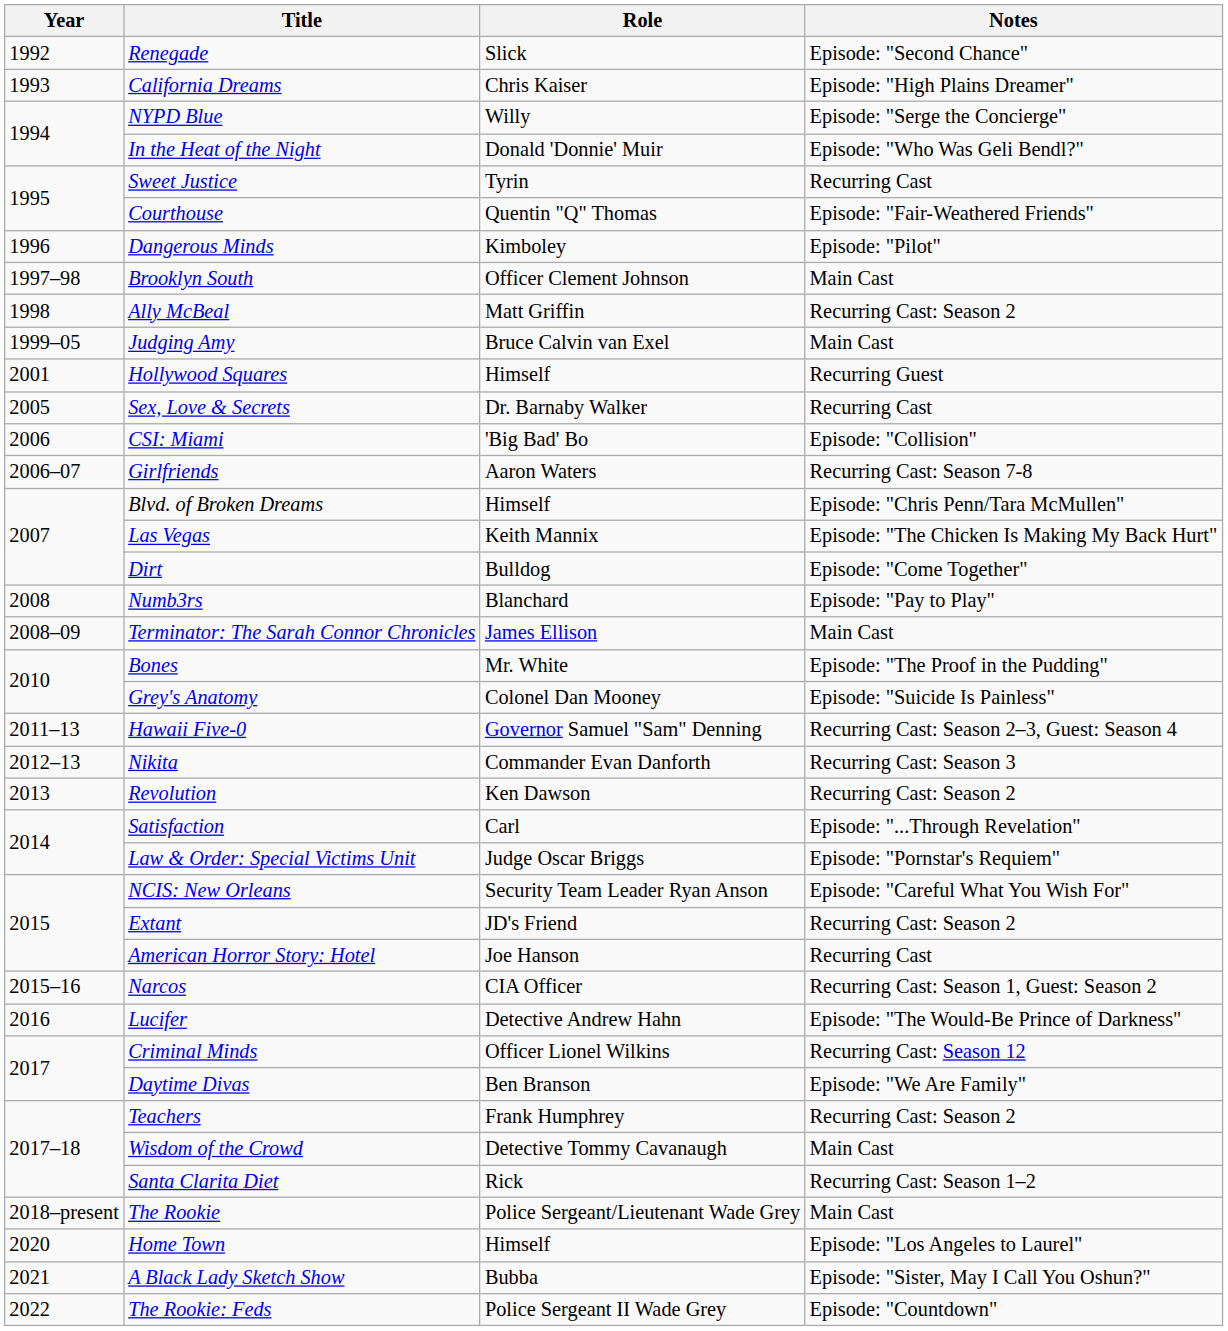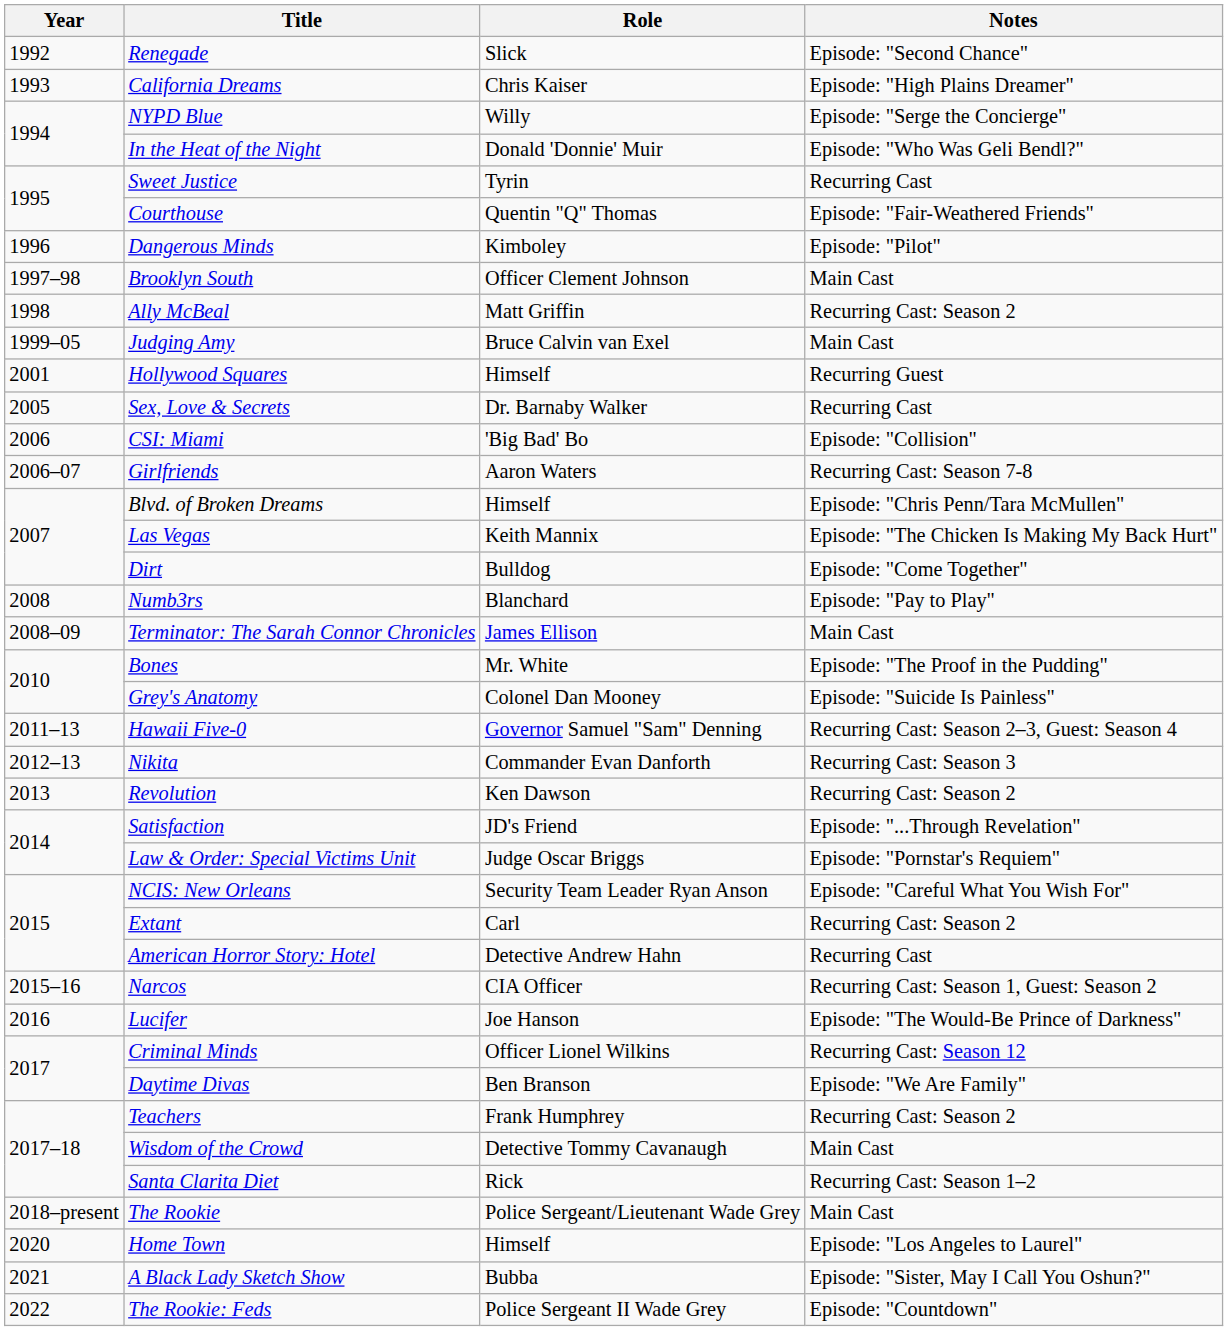(502, 826) Carl -> (531, 826) JD's Friend
(531, 922) JD's Friend -> (502, 922) Carl
(532, 955) Joe Hanson -> (583, 955) Detective Andrew Hahn
(583, 1019) Detective Andrew Hahn -> (532, 1019) Joe Hanson
